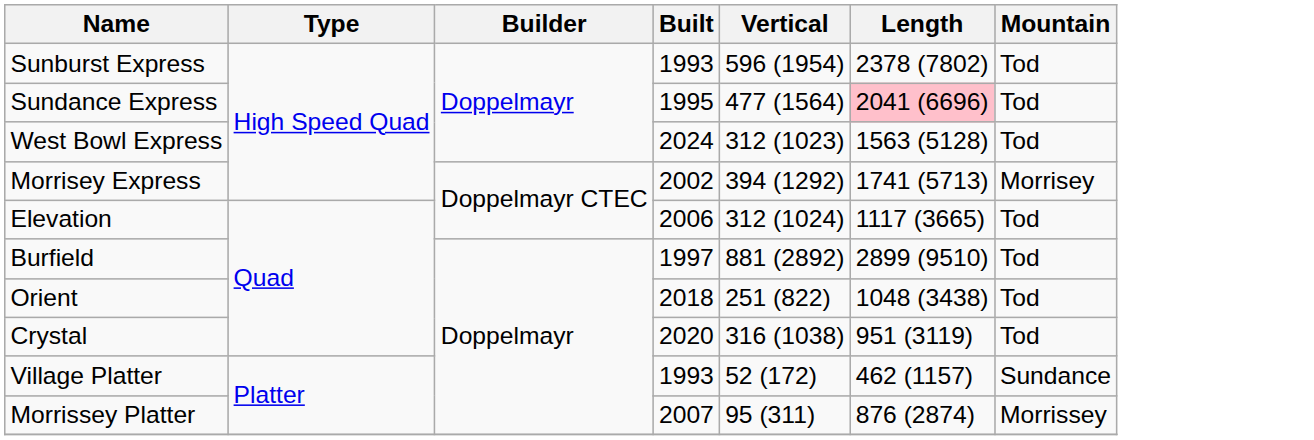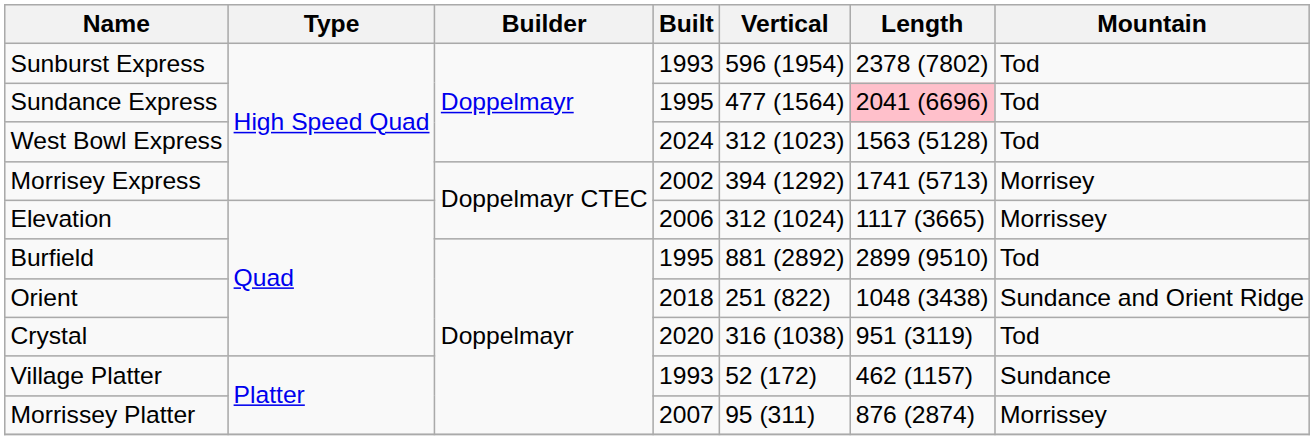(1020, 219) Tod -> (1053, 219) Morrissey
(686, 258) 1997 -> (686, 258) 1995
(1020, 297) Tod -> (1152, 297) Sundance and Orient Ridge
